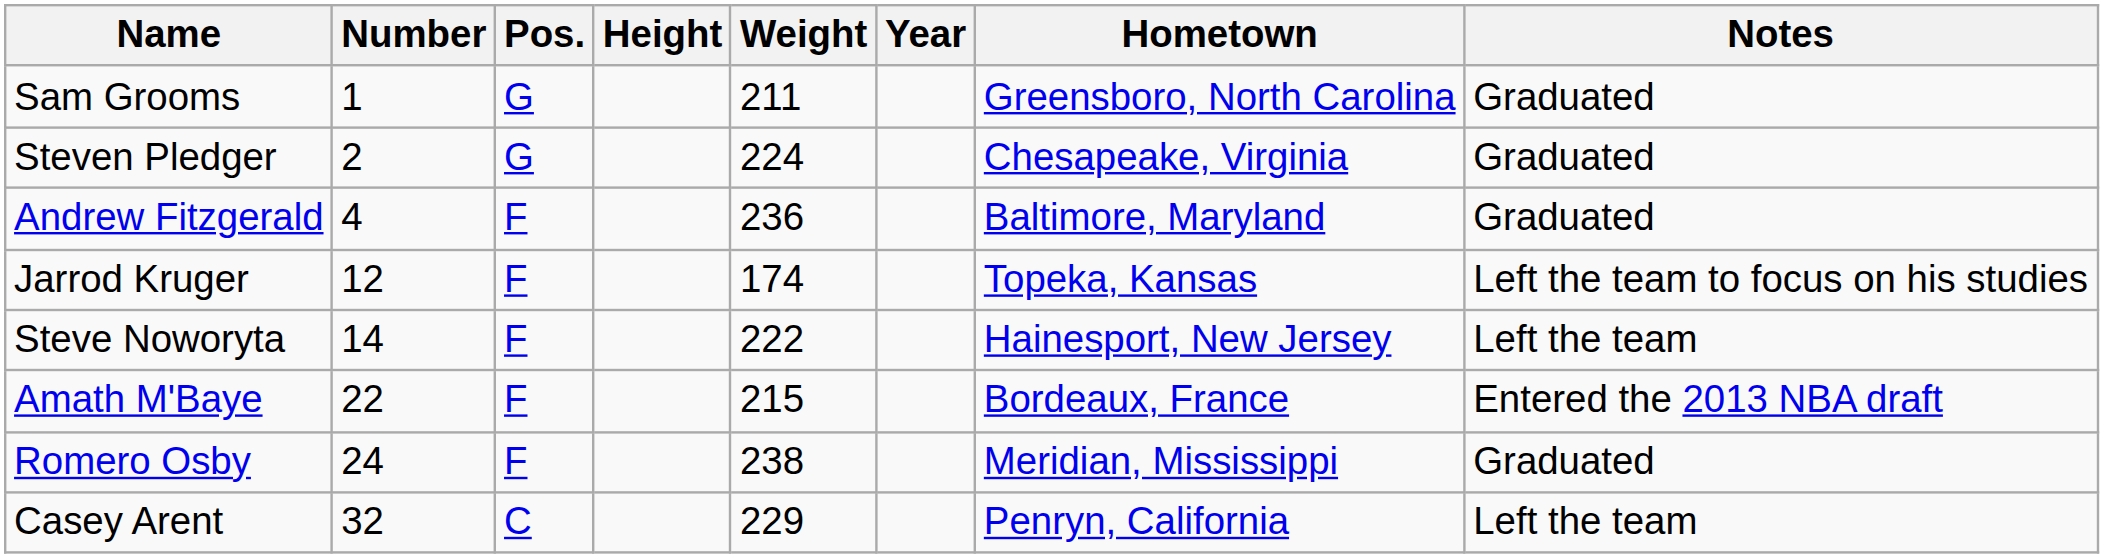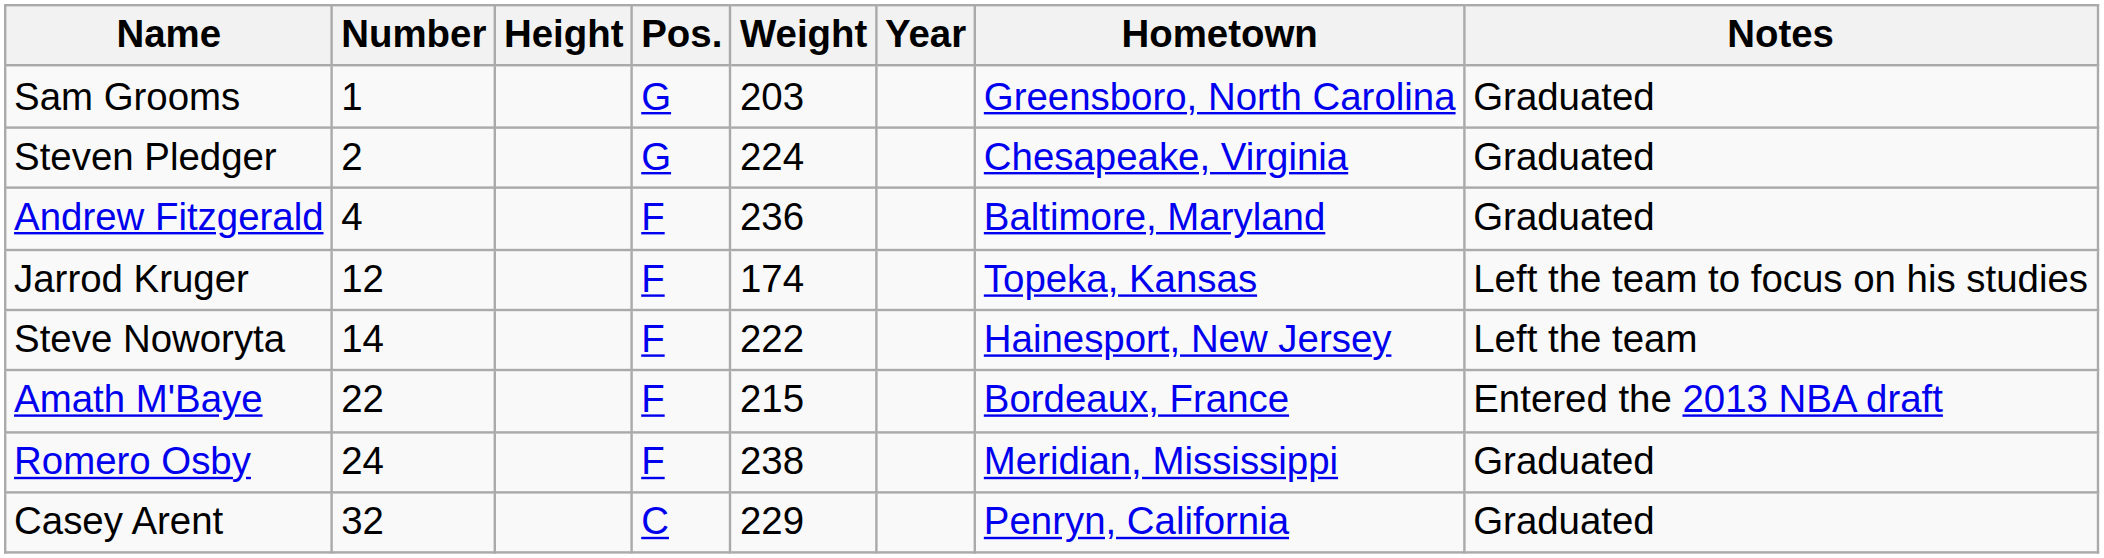columns swapped: (545, 34) <-> (663, 34)
(771, 95) 211 -> (772, 95) 203
(1585, 522) Left the team -> (1564, 522) Graduated
